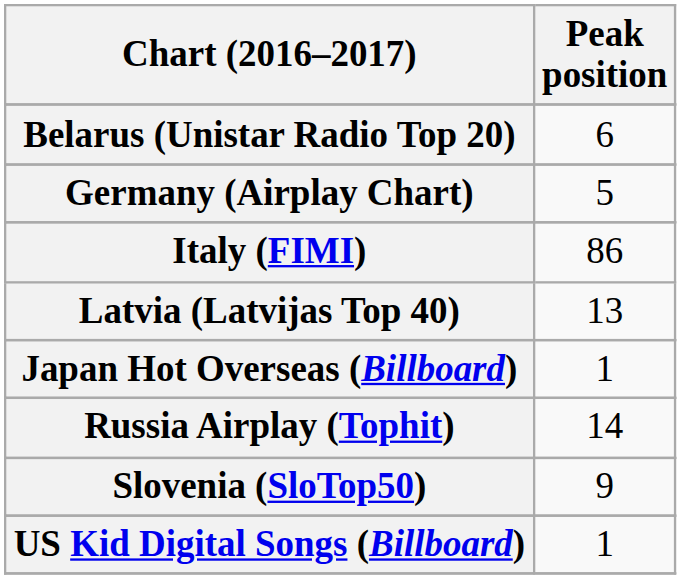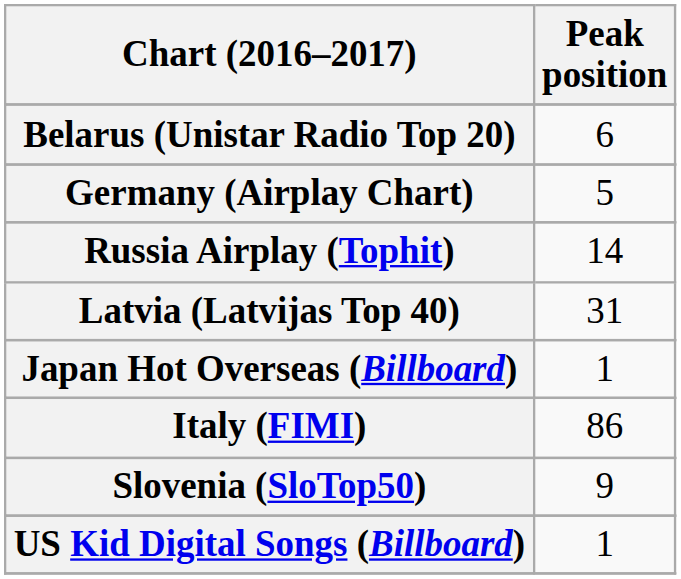rows swapped: (269, 251) <-> (269, 427)
(605, 309) 13 -> (605, 309) 31
